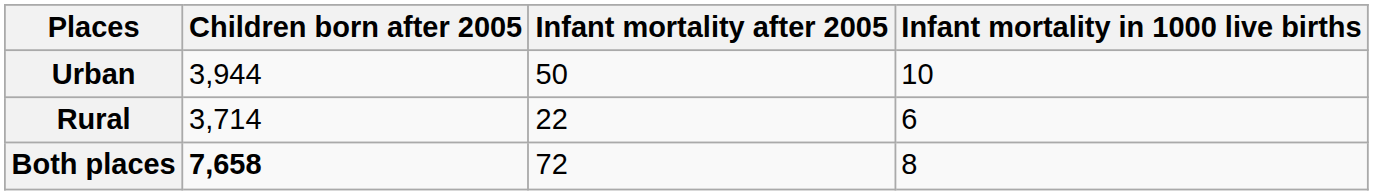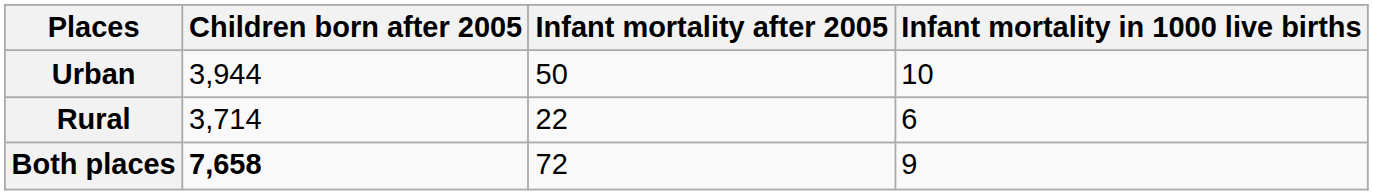(909, 165) 8 -> (909, 165) 9
